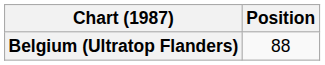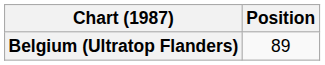(281, 45) 88 -> (281, 45) 89
